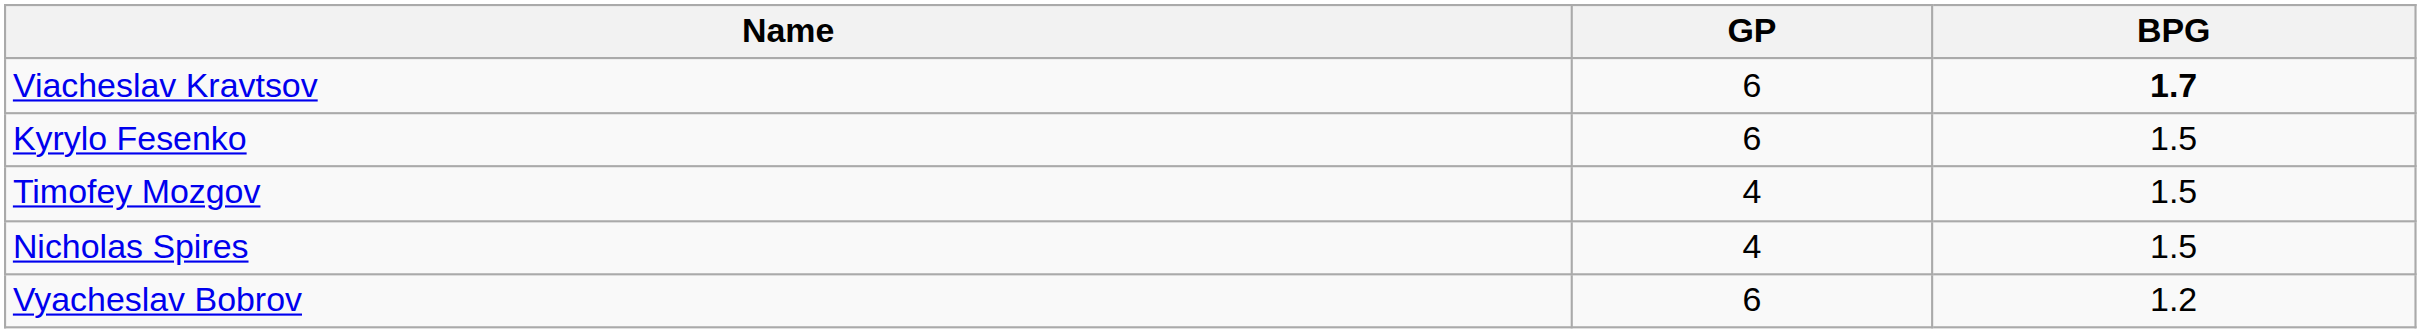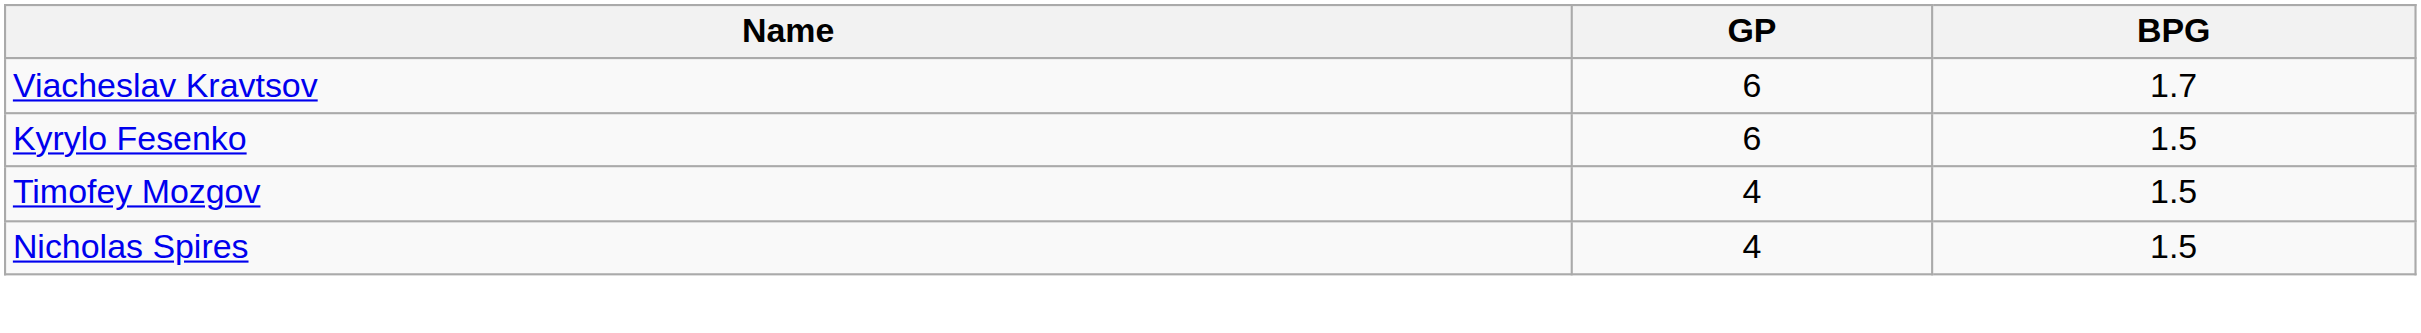(2174, 85) bold -> (2174, 85) normal
- row: (157, 300)
